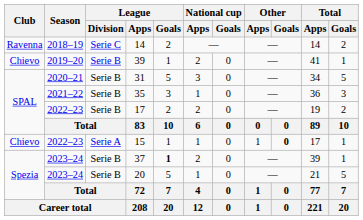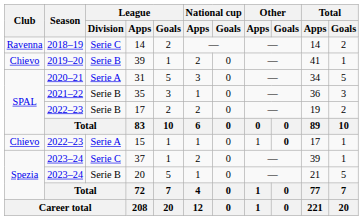(106, 77) Serie B -> (106, 77) Serie A
(106, 158) Serie B -> (106, 158) Serie C
(168, 158) bold -> (168, 158) normal
